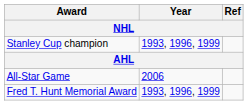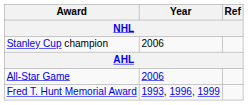(181, 44) 1993, 1996, 1999 -> (153, 44) 2006
